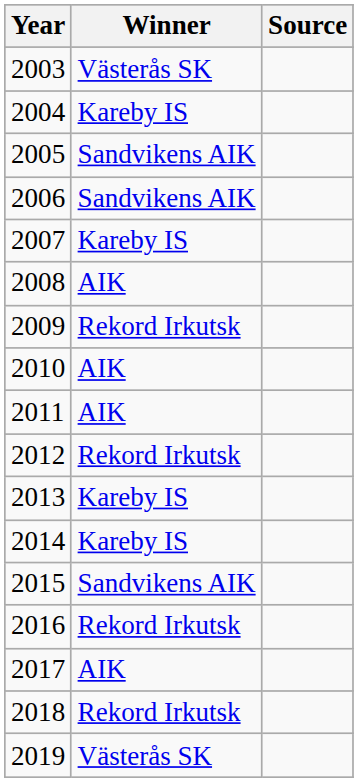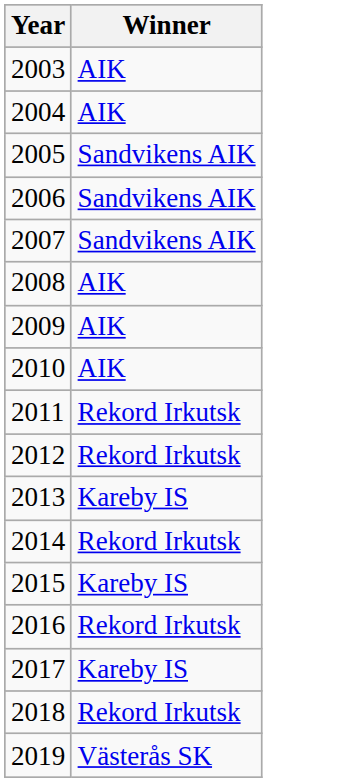- column: (308, 25)
(145, 68) Västerås SK -> (102, 68) AIK
(133, 111) Kareby IS -> (102, 111) AIK
(133, 240) Kareby IS -> (167, 240) Sandvikens AIK
(159, 326) Rekord Irkutsk -> (102, 326) AIK
(102, 411) AIK -> (159, 411) Rekord Irkutsk
(133, 540) Kareby IS -> (159, 540) Rekord Irkutsk
(167, 583) Sandvikens AIK -> (133, 583) Kareby IS
(102, 669) AIK -> (133, 669) Kareby IS
